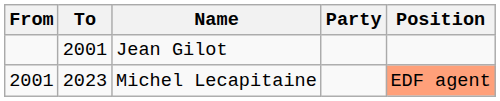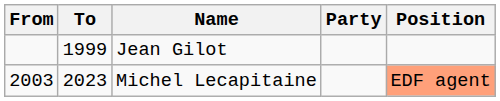(85, 50) 2001 -> (85, 50) 1999
(31, 80) 2001 -> (31, 80) 2003
